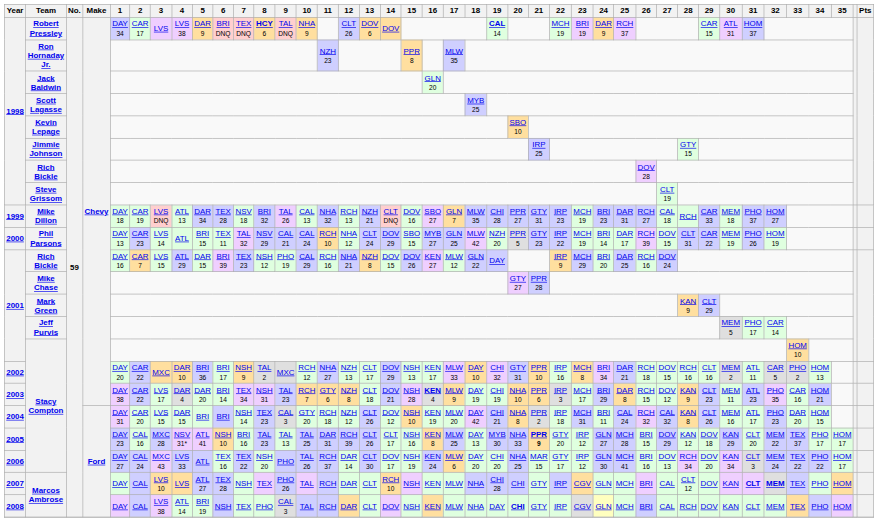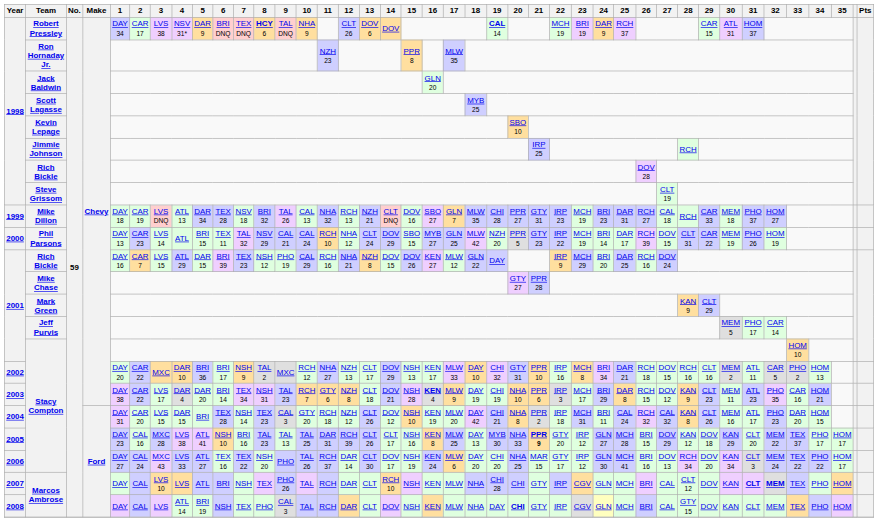(161, 29) LVS -> (161, 28) LVS 38
(182, 28) LVS 38 -> (182, 28) NSV 31*
(688, 149) GTY 15 -> (688, 149) RCH
(223, 417) BRI -> (223, 416) TEX 28
(182, 439) NSV 31* -> (182, 439) LVS 38
(203, 461) ATL -> (203, 461) ATL 27
(203, 483) ATL 27 -> (203, 484) ATL
(223, 483) TEX 28 -> (223, 484) BRI
(161, 506) LVS 38 -> (161, 506) LVS
(688, 506) RCH -> (688, 506) GTY 15
